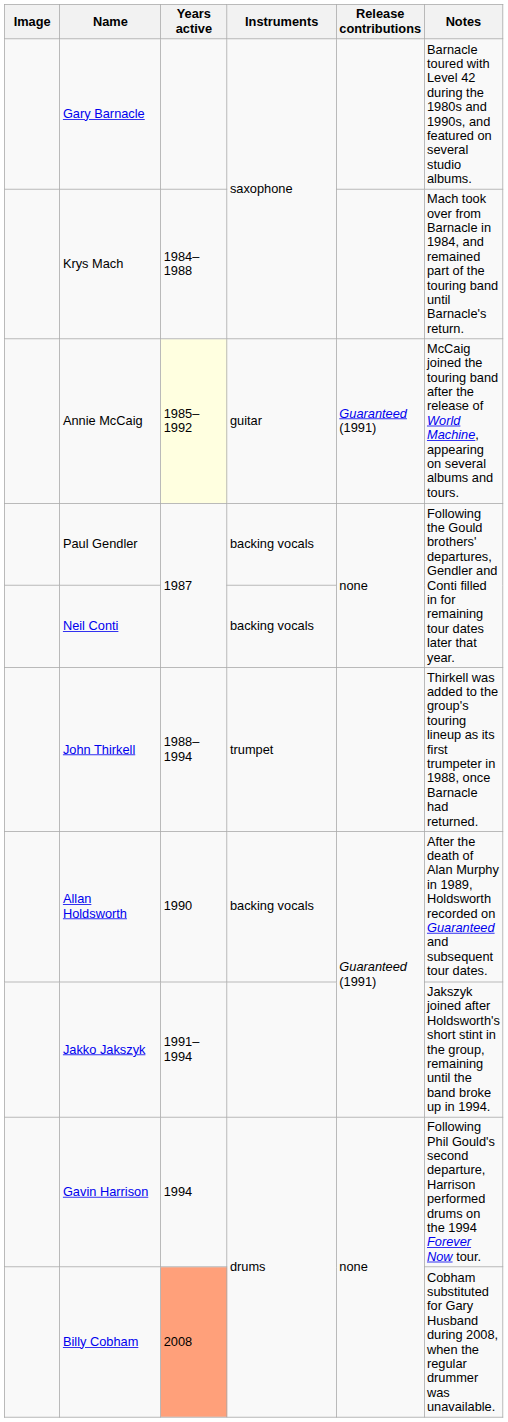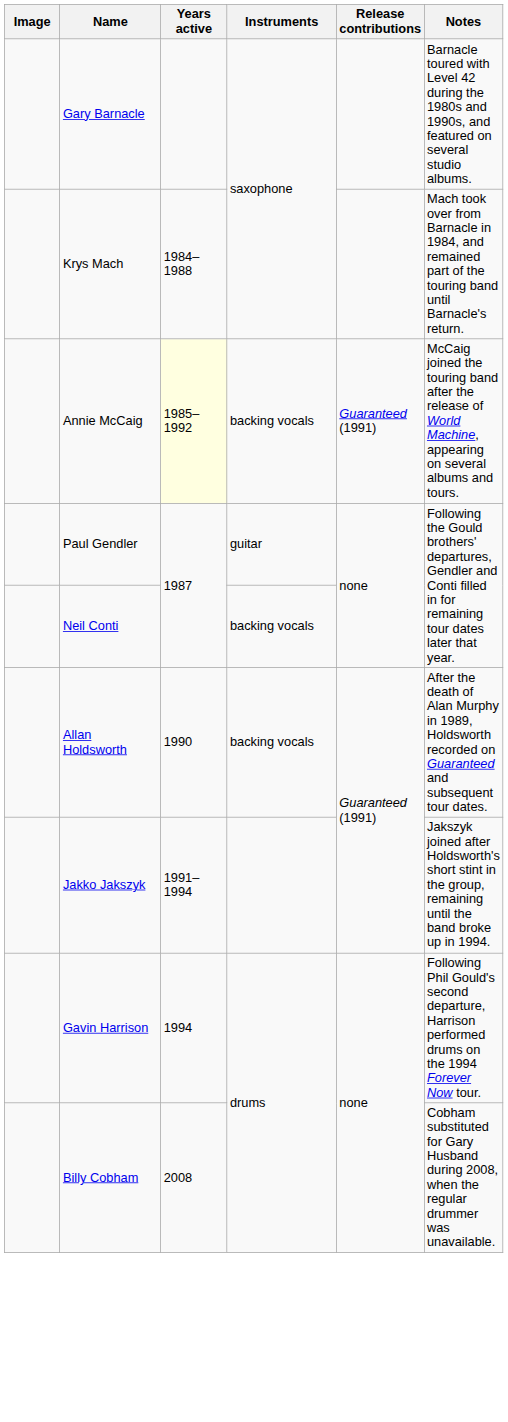(246, 421) guitar -> (272, 421) backing vocals
(272, 544) backing vocals -> (246, 544) guitar
- row: (99, 749)
(178, 1342) lightsalmon background -> (178, 1177) no background
